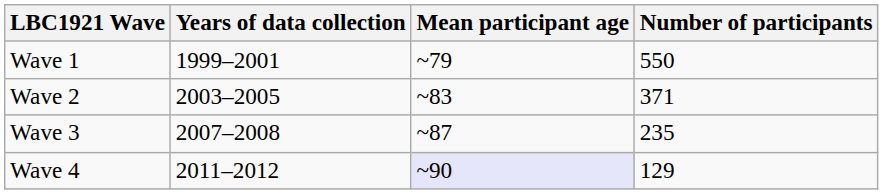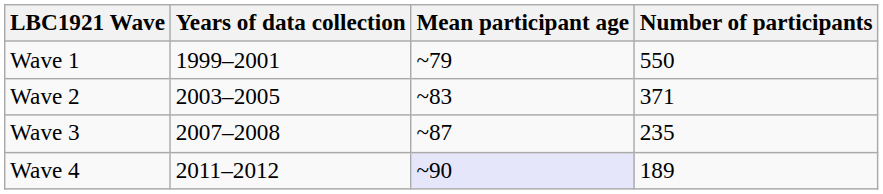(657, 170) 129 -> (657, 170) 189
